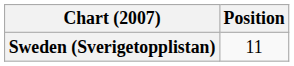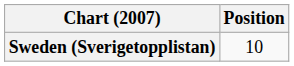(254, 46) 11 -> (254, 46) 10
